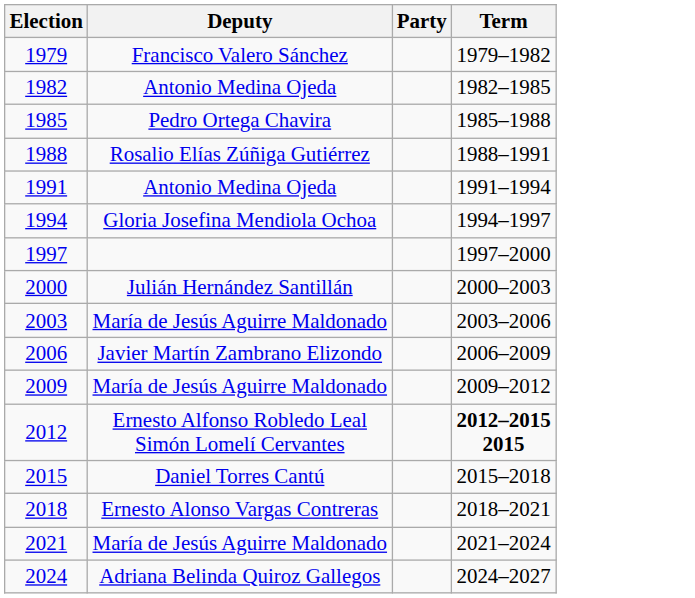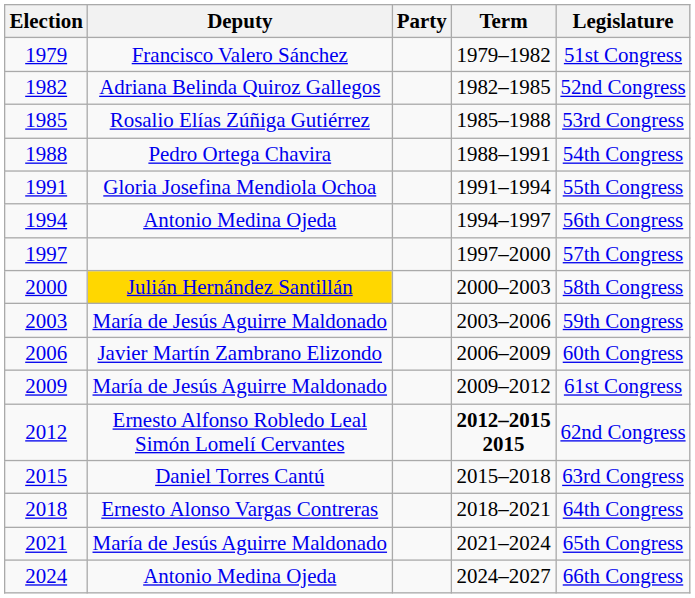+ column: (623, 21)
(240, 87) Antonio Medina Ojeda -> (240, 87) Adriana Belinda Quiroz Gallegos
(240, 120) Pedro Ortega Chavira -> (240, 120) Rosalio Elías Zúñiga Gutiérrez
(240, 154) Rosalio Elías Zúñiga Gutiérrez -> (240, 154) Pedro Ortega Chavira
(240, 187) Antonio Medina Ojeda -> (240, 187) Gloria Josefina Mendiola Ochoa
(240, 220) Gloria Josefina Mendiola Ochoa -> (240, 220) Antonio Medina Ojeda
(240, 287) no background -> (240, 287) gold background
(240, 576) Adriana Belinda Quiroz Gallegos -> (240, 576) Antonio Medina Ojeda
